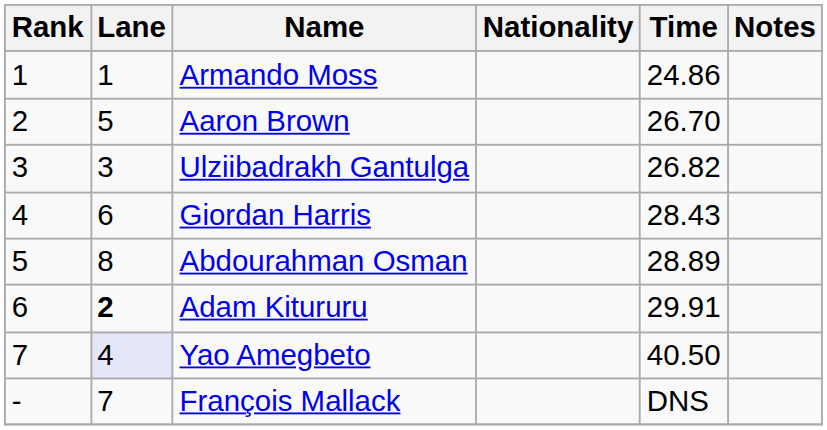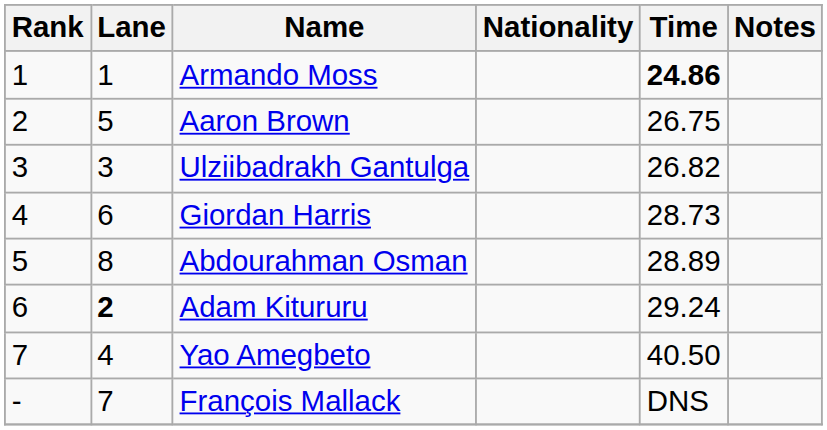(684, 74) normal -> (684, 74) bold
(684, 121) 26.70 -> (684, 121) 26.75
(684, 214) 28.43 -> (684, 214) 28.73
(684, 307) 29.91 -> (684, 307) 29.24
(105, 354) lavender background -> (105, 354) no background
